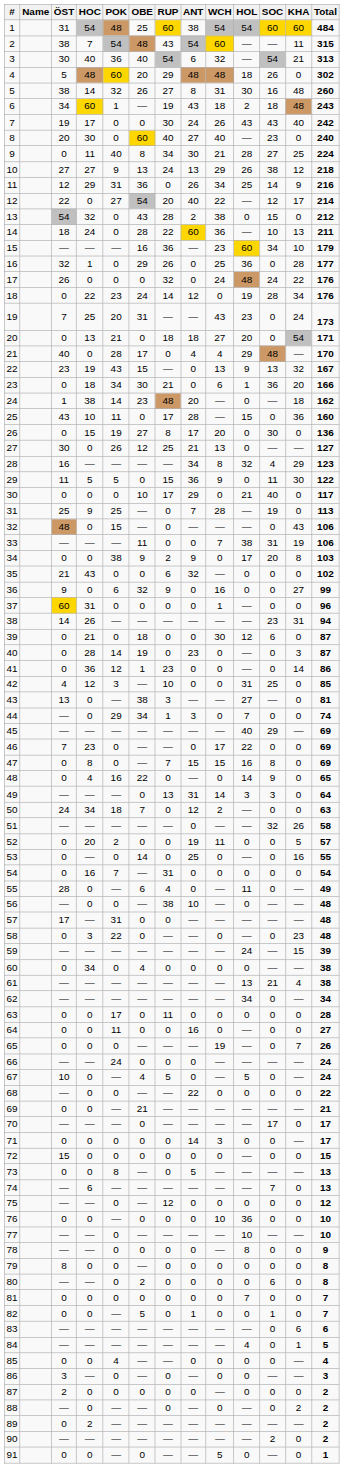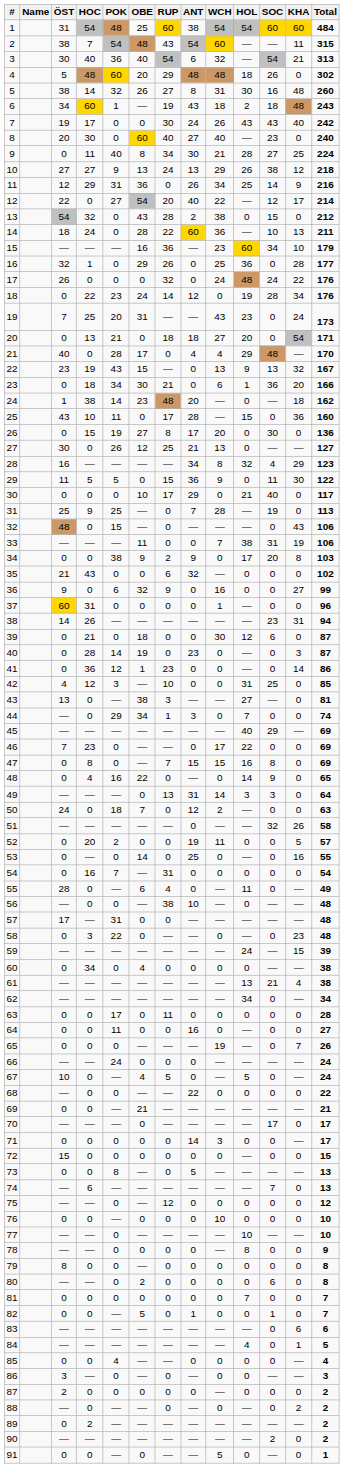(90, 810) 34 -> (90, 810) 0
(247, 1219) 36 -> (247, 1219) 0
